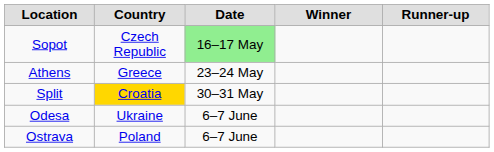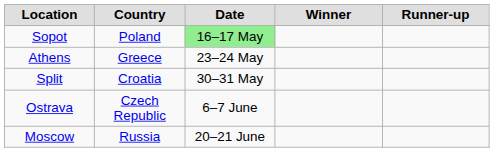(140, 44) Czech Republic -> (140, 36) Poland
(140, 94) gold background -> (140, 79) no background
- row: (50, 115)
(140, 136) Poland -> (140, 107) Czech Republic
+ row: (50, 136)
